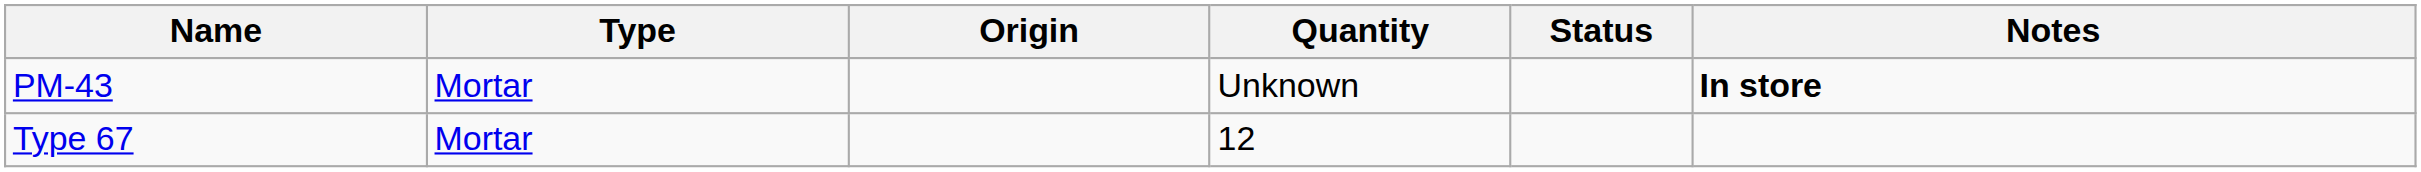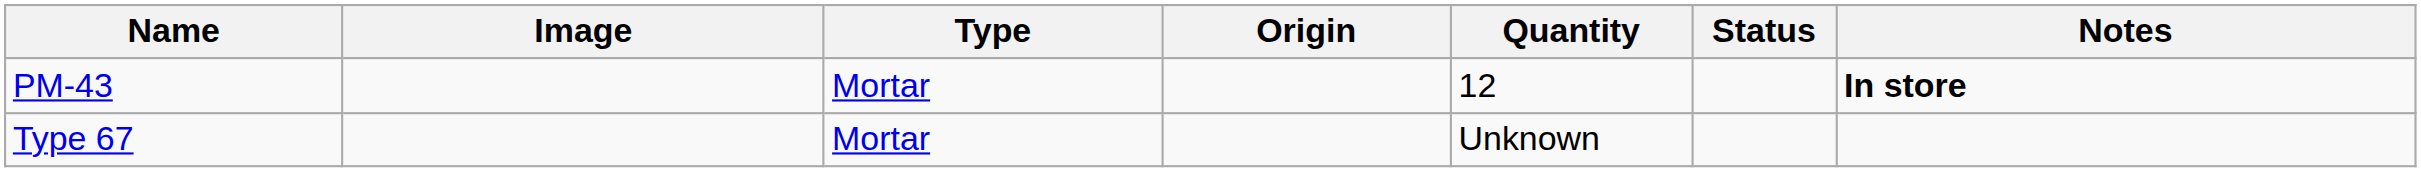+ column: (583, 31)
(1288, 85) Unknown -> (1477, 85) 12
(1236, 138) 12 -> (1529, 138) Unknown
